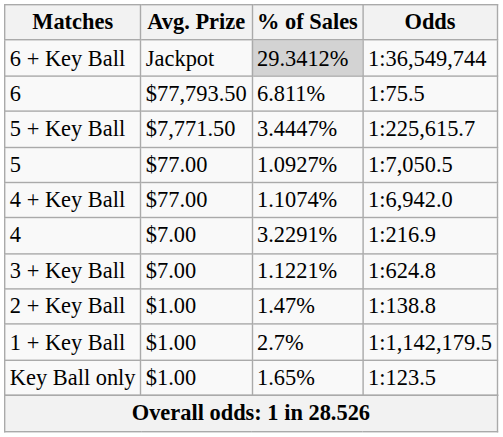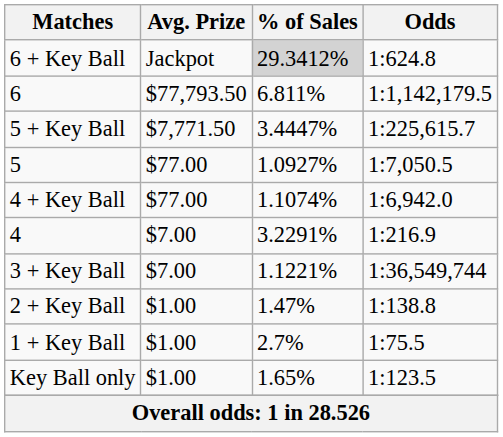(427, 57) 1:36,549,744 -> (402, 57) 1:624.8
(396, 93) 1:75.5 -> (430, 93) 1:1,142,179.5
(402, 270) 1:624.8 -> (427, 270) 1:36,549,744
(430, 341) 1:1,142,179.5 -> (396, 341) 1:75.5
